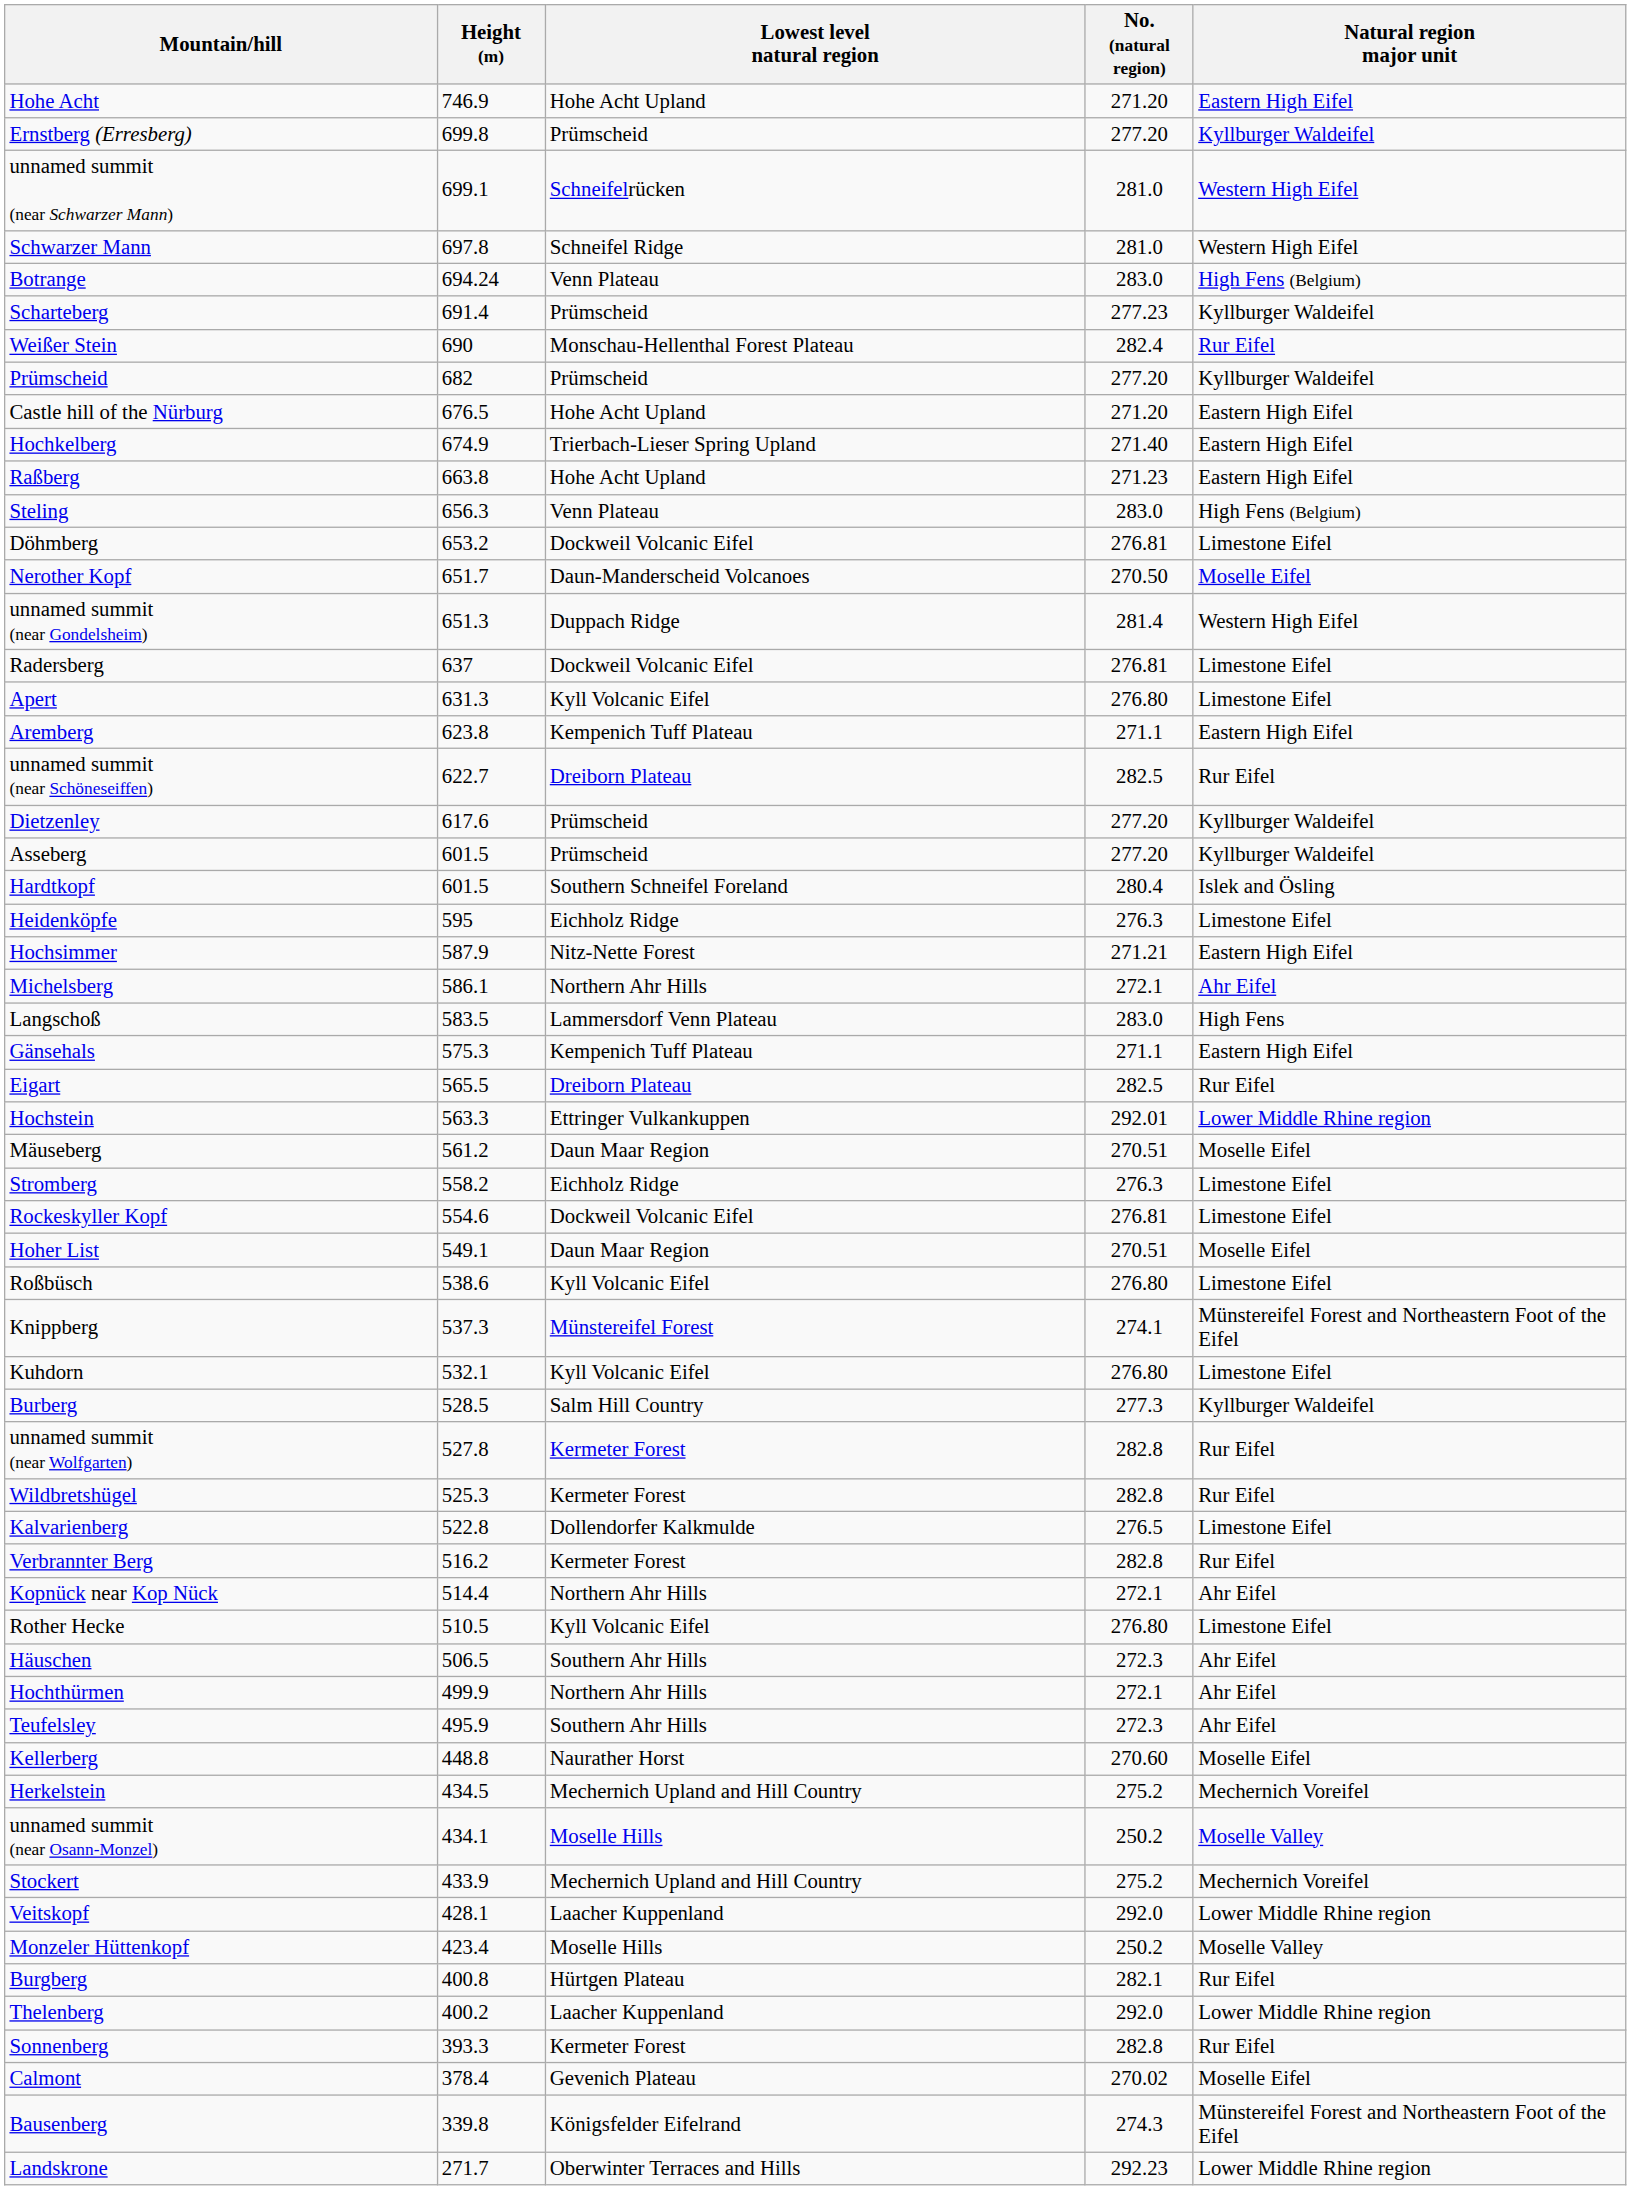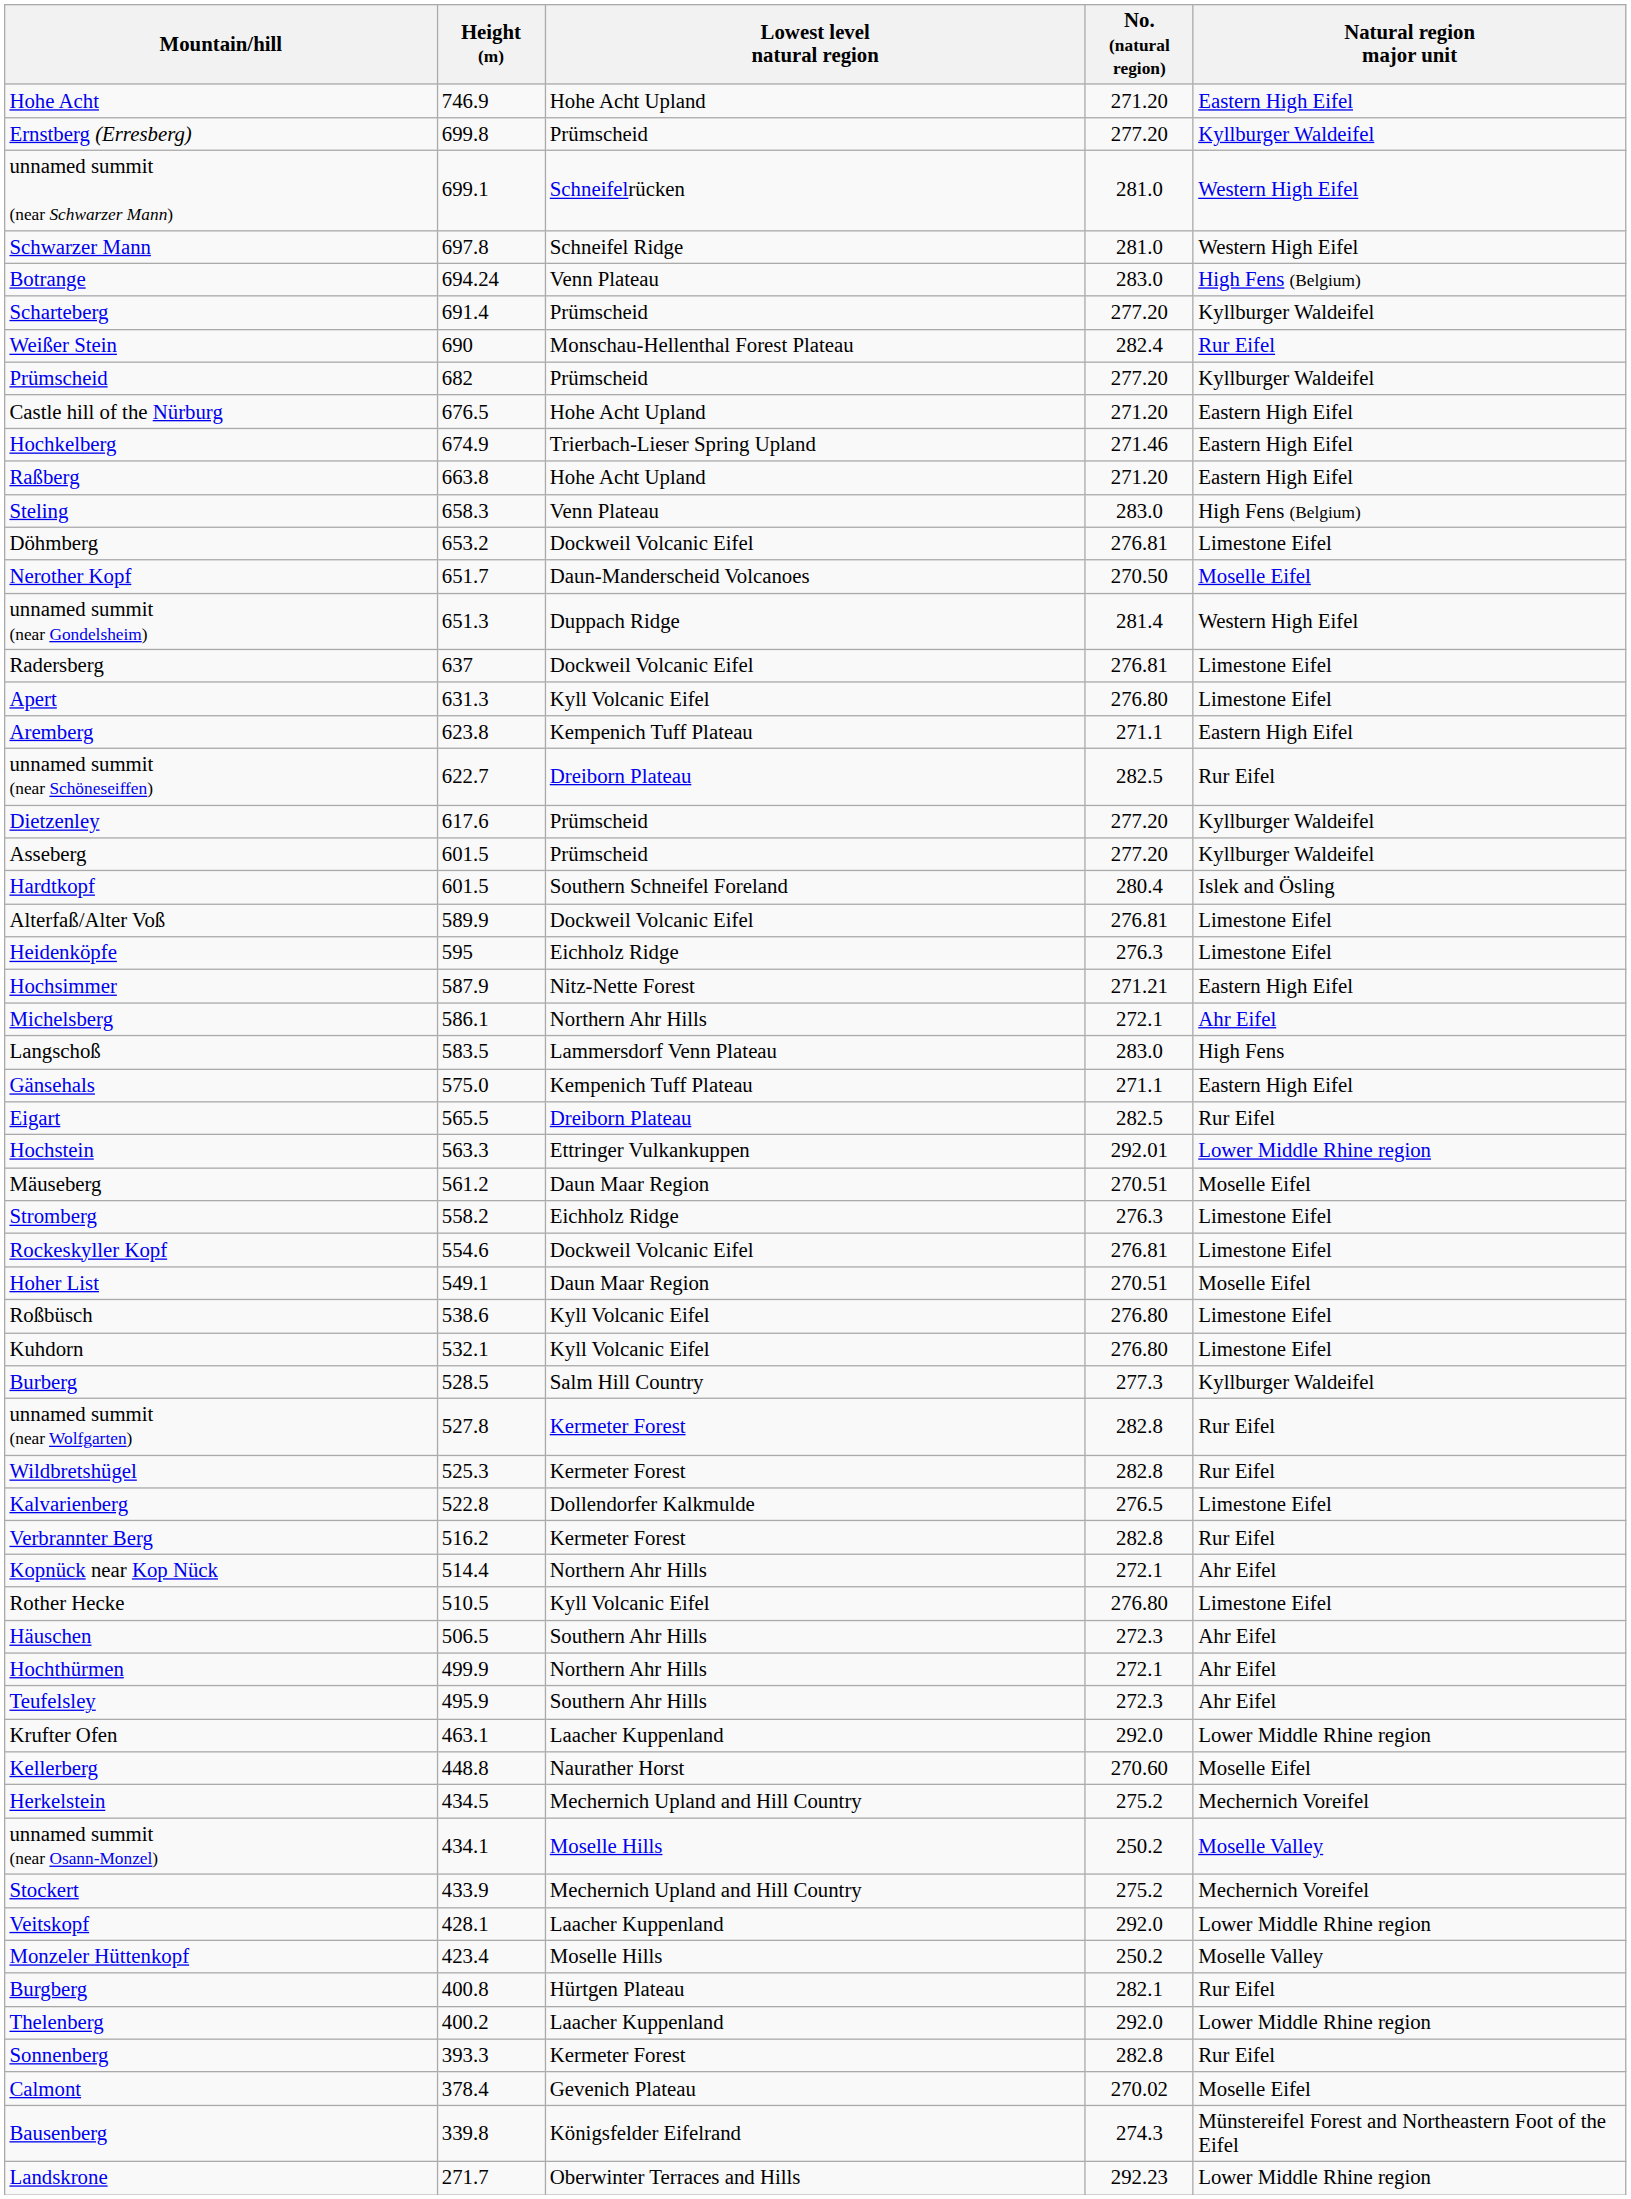(1139, 312) 277.23 -> (1139, 312) 277.20
(1139, 444) 271.40 -> (1139, 444) 271.46
(1139, 477) 271.23 -> (1139, 477) 271.20
(465, 510) 656.3 -> (465, 510) 658.3
+ row: (87, 920)
(465, 1052) 575.3 -> (465, 1085) 575.0
- row: (54, 1327)
+ row: (63, 1735)
